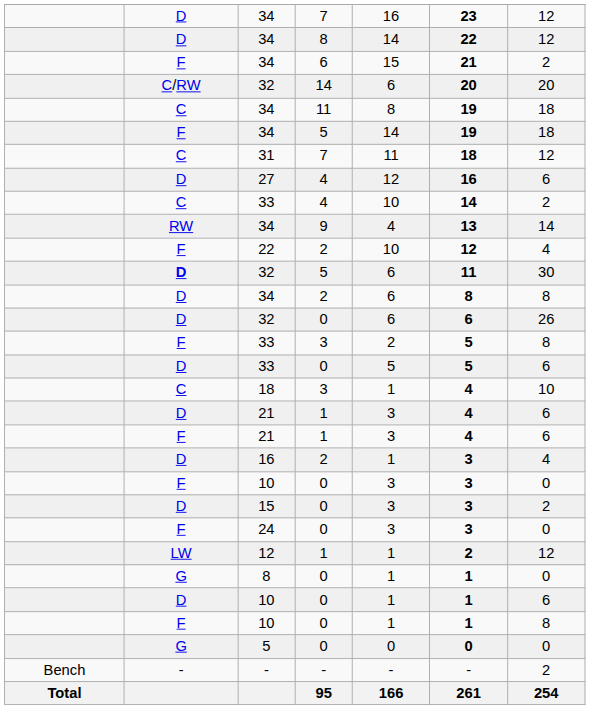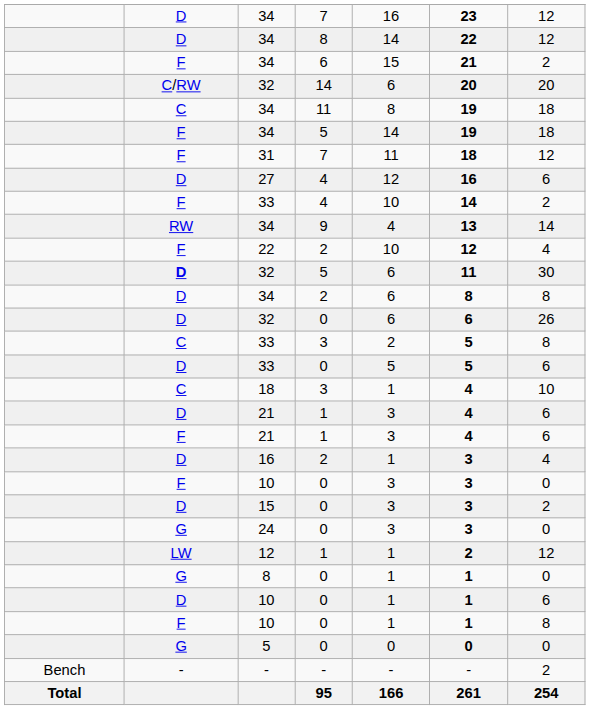(181, 156) C -> (181, 156) F
(181, 202) C -> (181, 202) F
(181, 343) F -> (181, 343) C
(181, 529) F -> (181, 529) G
